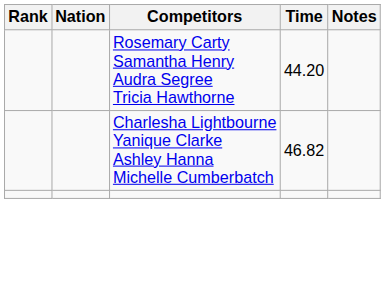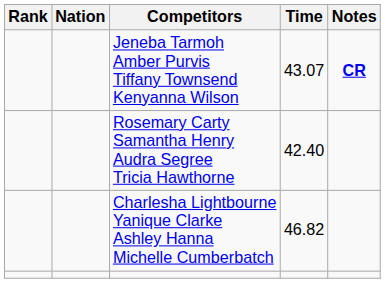+ row: (176, 70)
(304, 70) 44.20 -> (304, 150) 42.40
